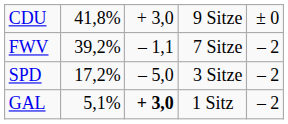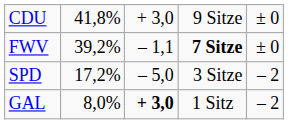(218, 47) normal -> (217, 47) bold
(268, 47) – 2 -> (268, 47) ± 0
(102, 103) 5,1% -> (102, 103) 8,0%
